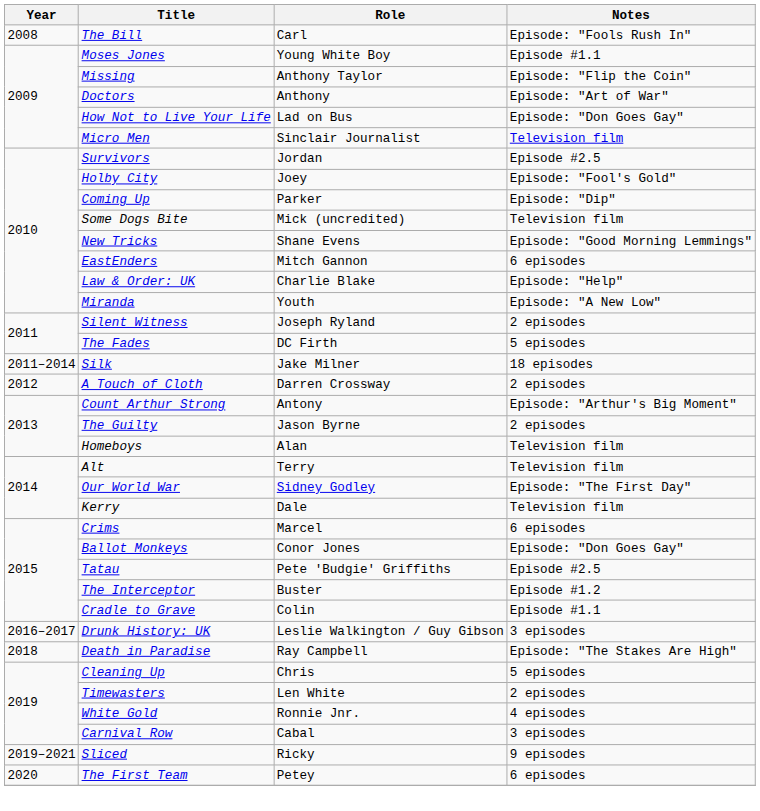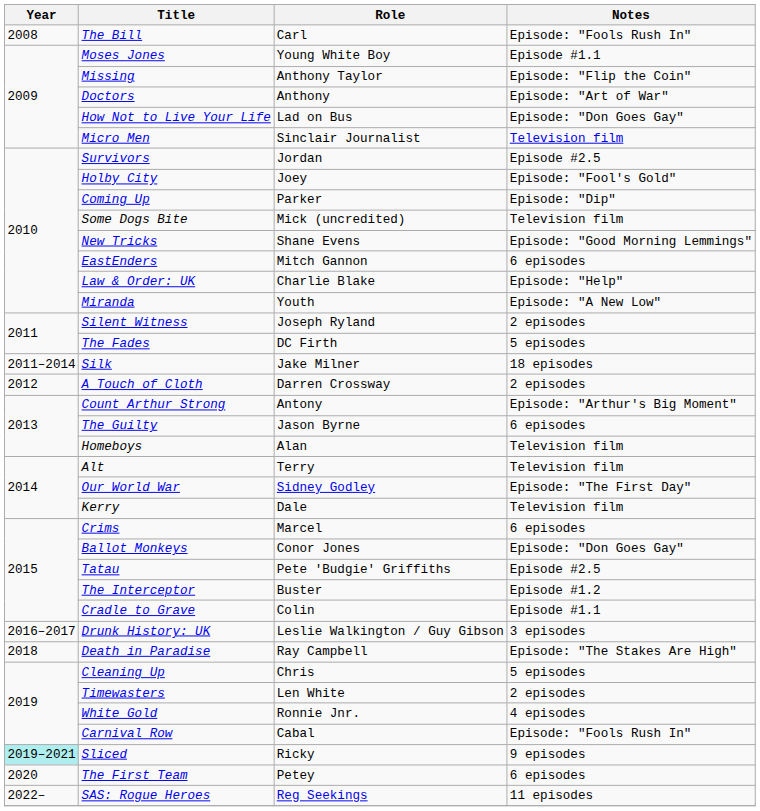(548, 426) 2 episodes -> (548, 426) 6 episodes
(548, 734) 3 episodes -> (601, 734) Episode: "Fools Rush In"
(42, 755) no background -> (42, 755) paleturquoise background
+ row: (146, 796)
